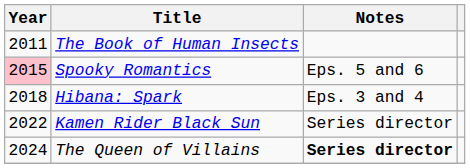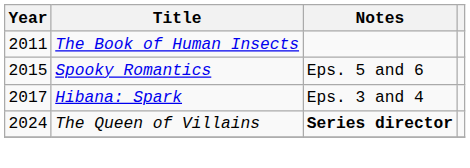(28, 71) pink background -> (28, 71) no background
(28, 97) 2018 -> (28, 97) 2017
- row: (158, 124)
